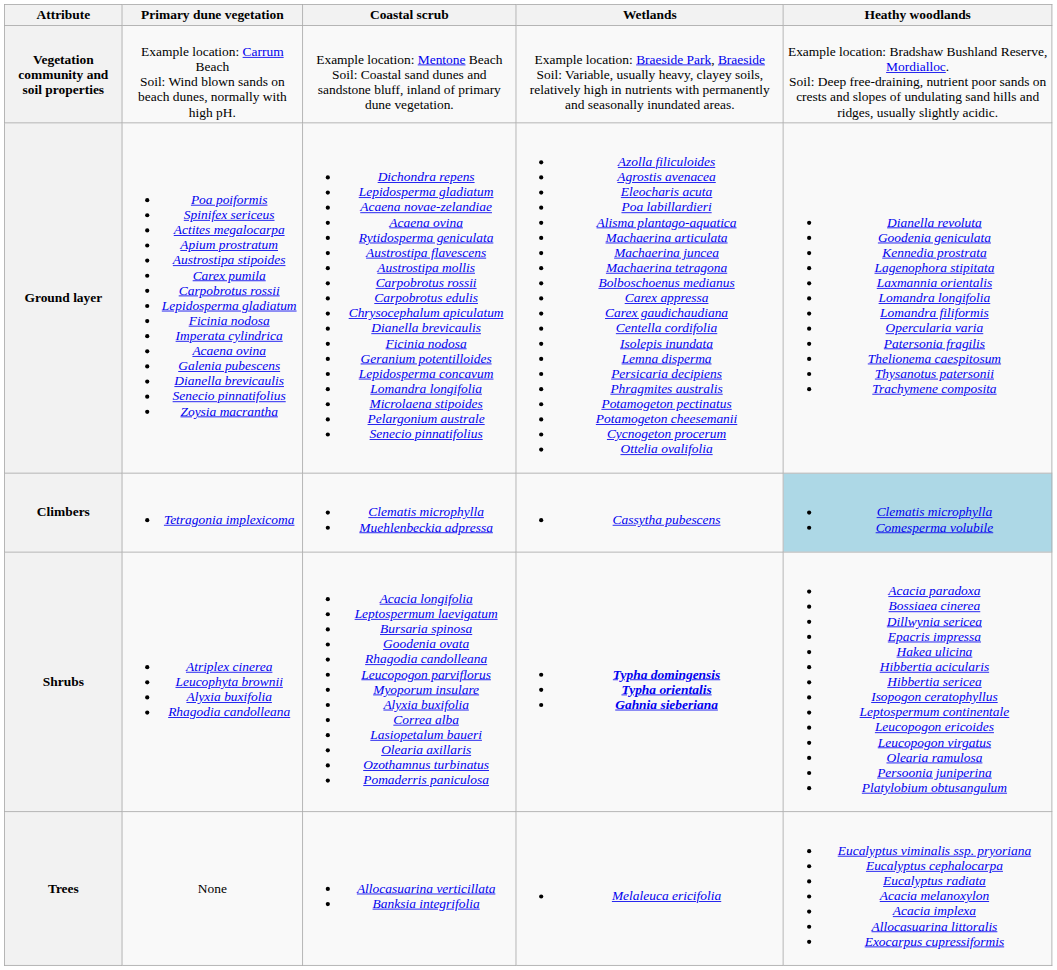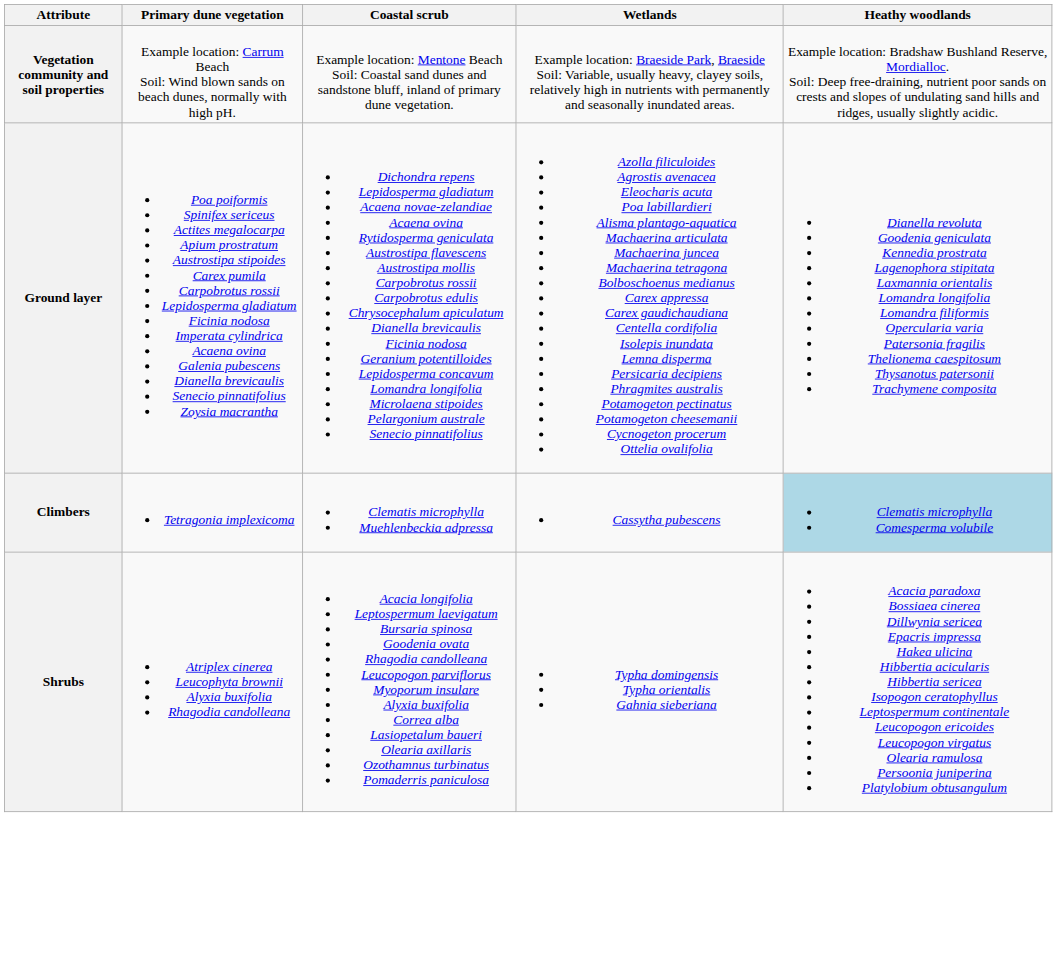(650, 689) bold -> (650, 689) normal
- row: (63, 888)
